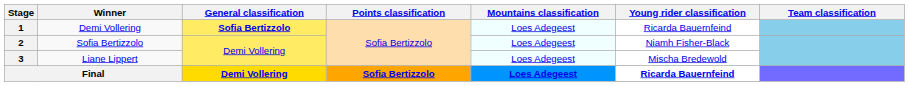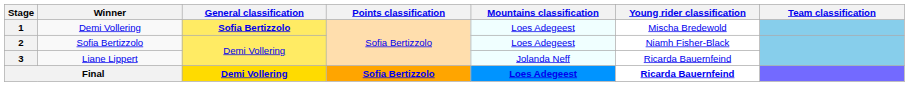(687, 28) Ricarda Bauernfeind -> (687, 28) Mischa Bredewold
(543, 58) Loes Adegeest -> (543, 58) Jolanda Neff
(687, 58) Mischa Bredewold -> (687, 58) Ricarda Bauernfeind
